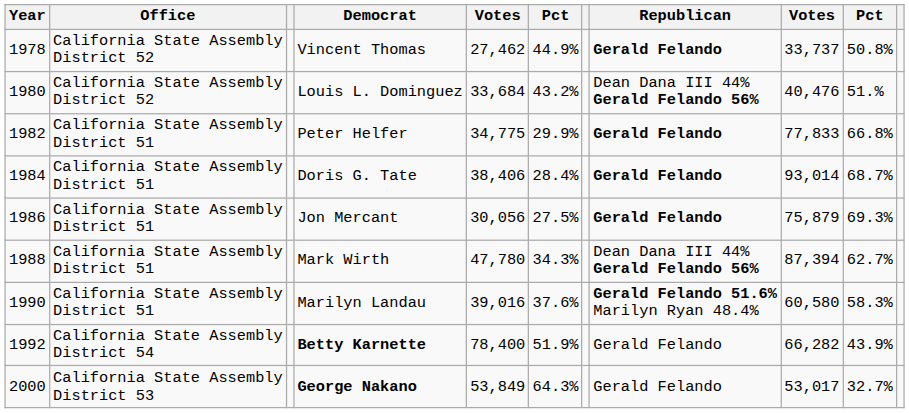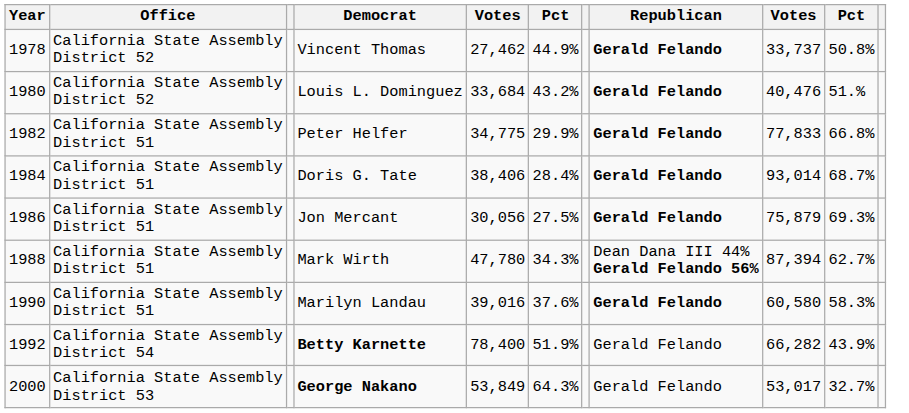(676, 92) Dean Dana III 44% Gerald Felando 56% -> (658, 92) Gerald Felando
(685, 303) Gerald Felando 51.6% Marilyn Ryan 48.4% -> (658, 303) Gerald Felando
